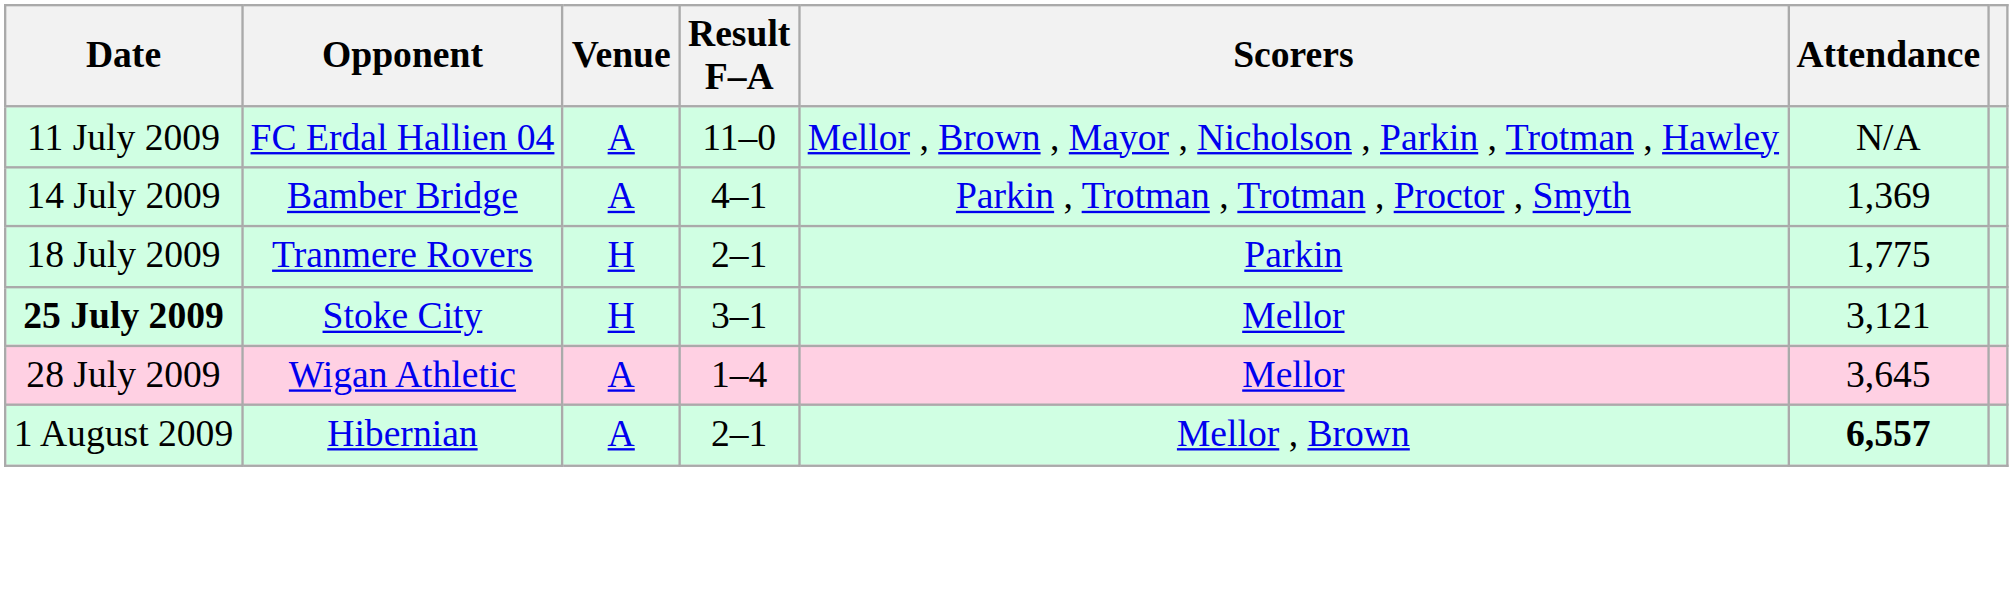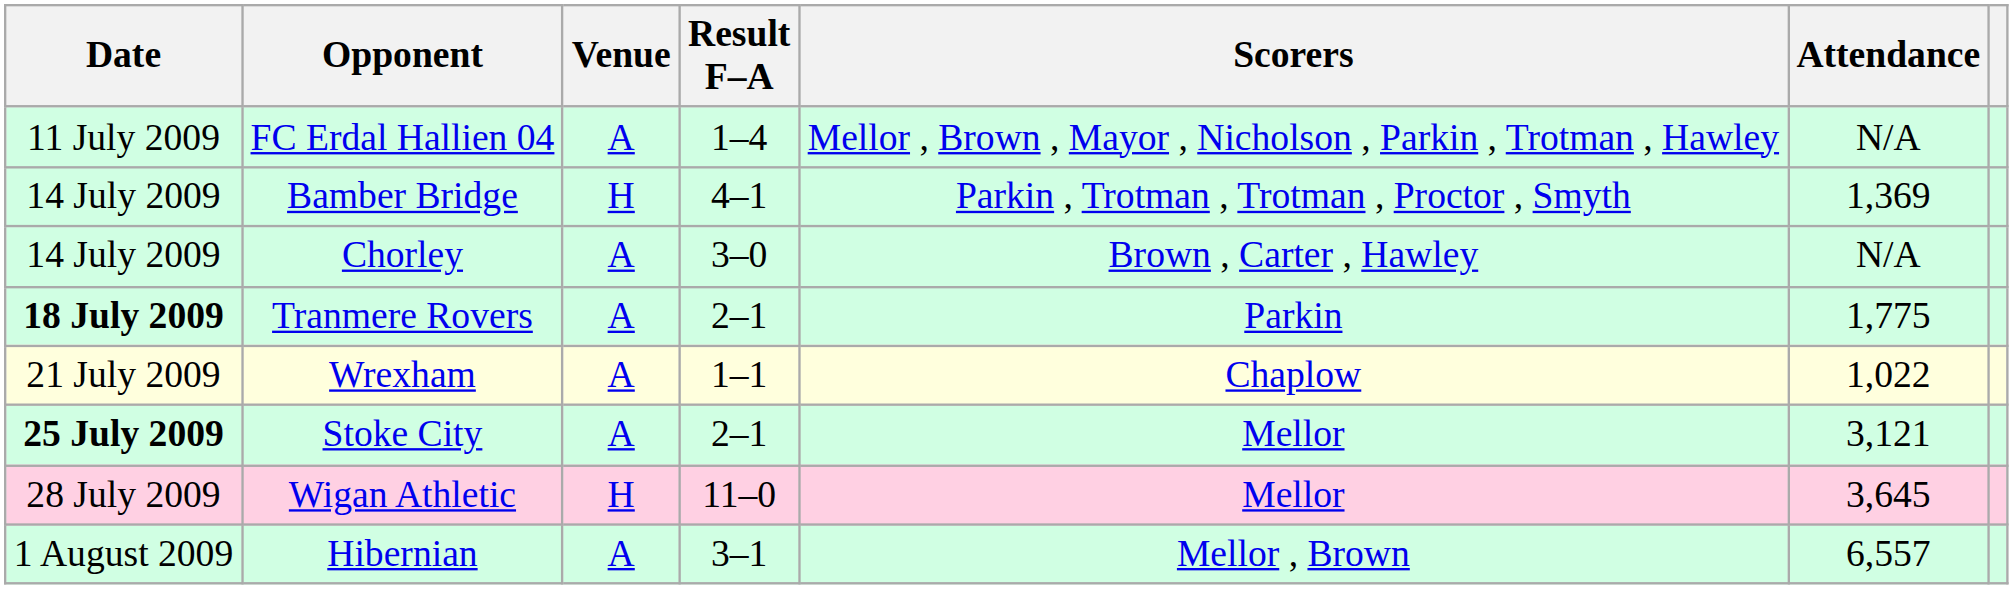(739, 136) 11–0 -> (739, 136) 1–4
(621, 195) A -> (621, 195) H
+ row: (402, 255)
(124, 255) normal -> (124, 315) bold
(621, 255) H -> (621, 315) A
+ row: (402, 374)
(621, 315) H -> (621, 434) A
(739, 315) 3–1 -> (739, 434) 2–1
(621, 374) A -> (621, 494) H
(739, 374) 1–4 -> (739, 494) 11–0
(739, 434) 2–1 -> (739, 553) 3–1
(1888, 434) bold -> (1888, 553) normal
